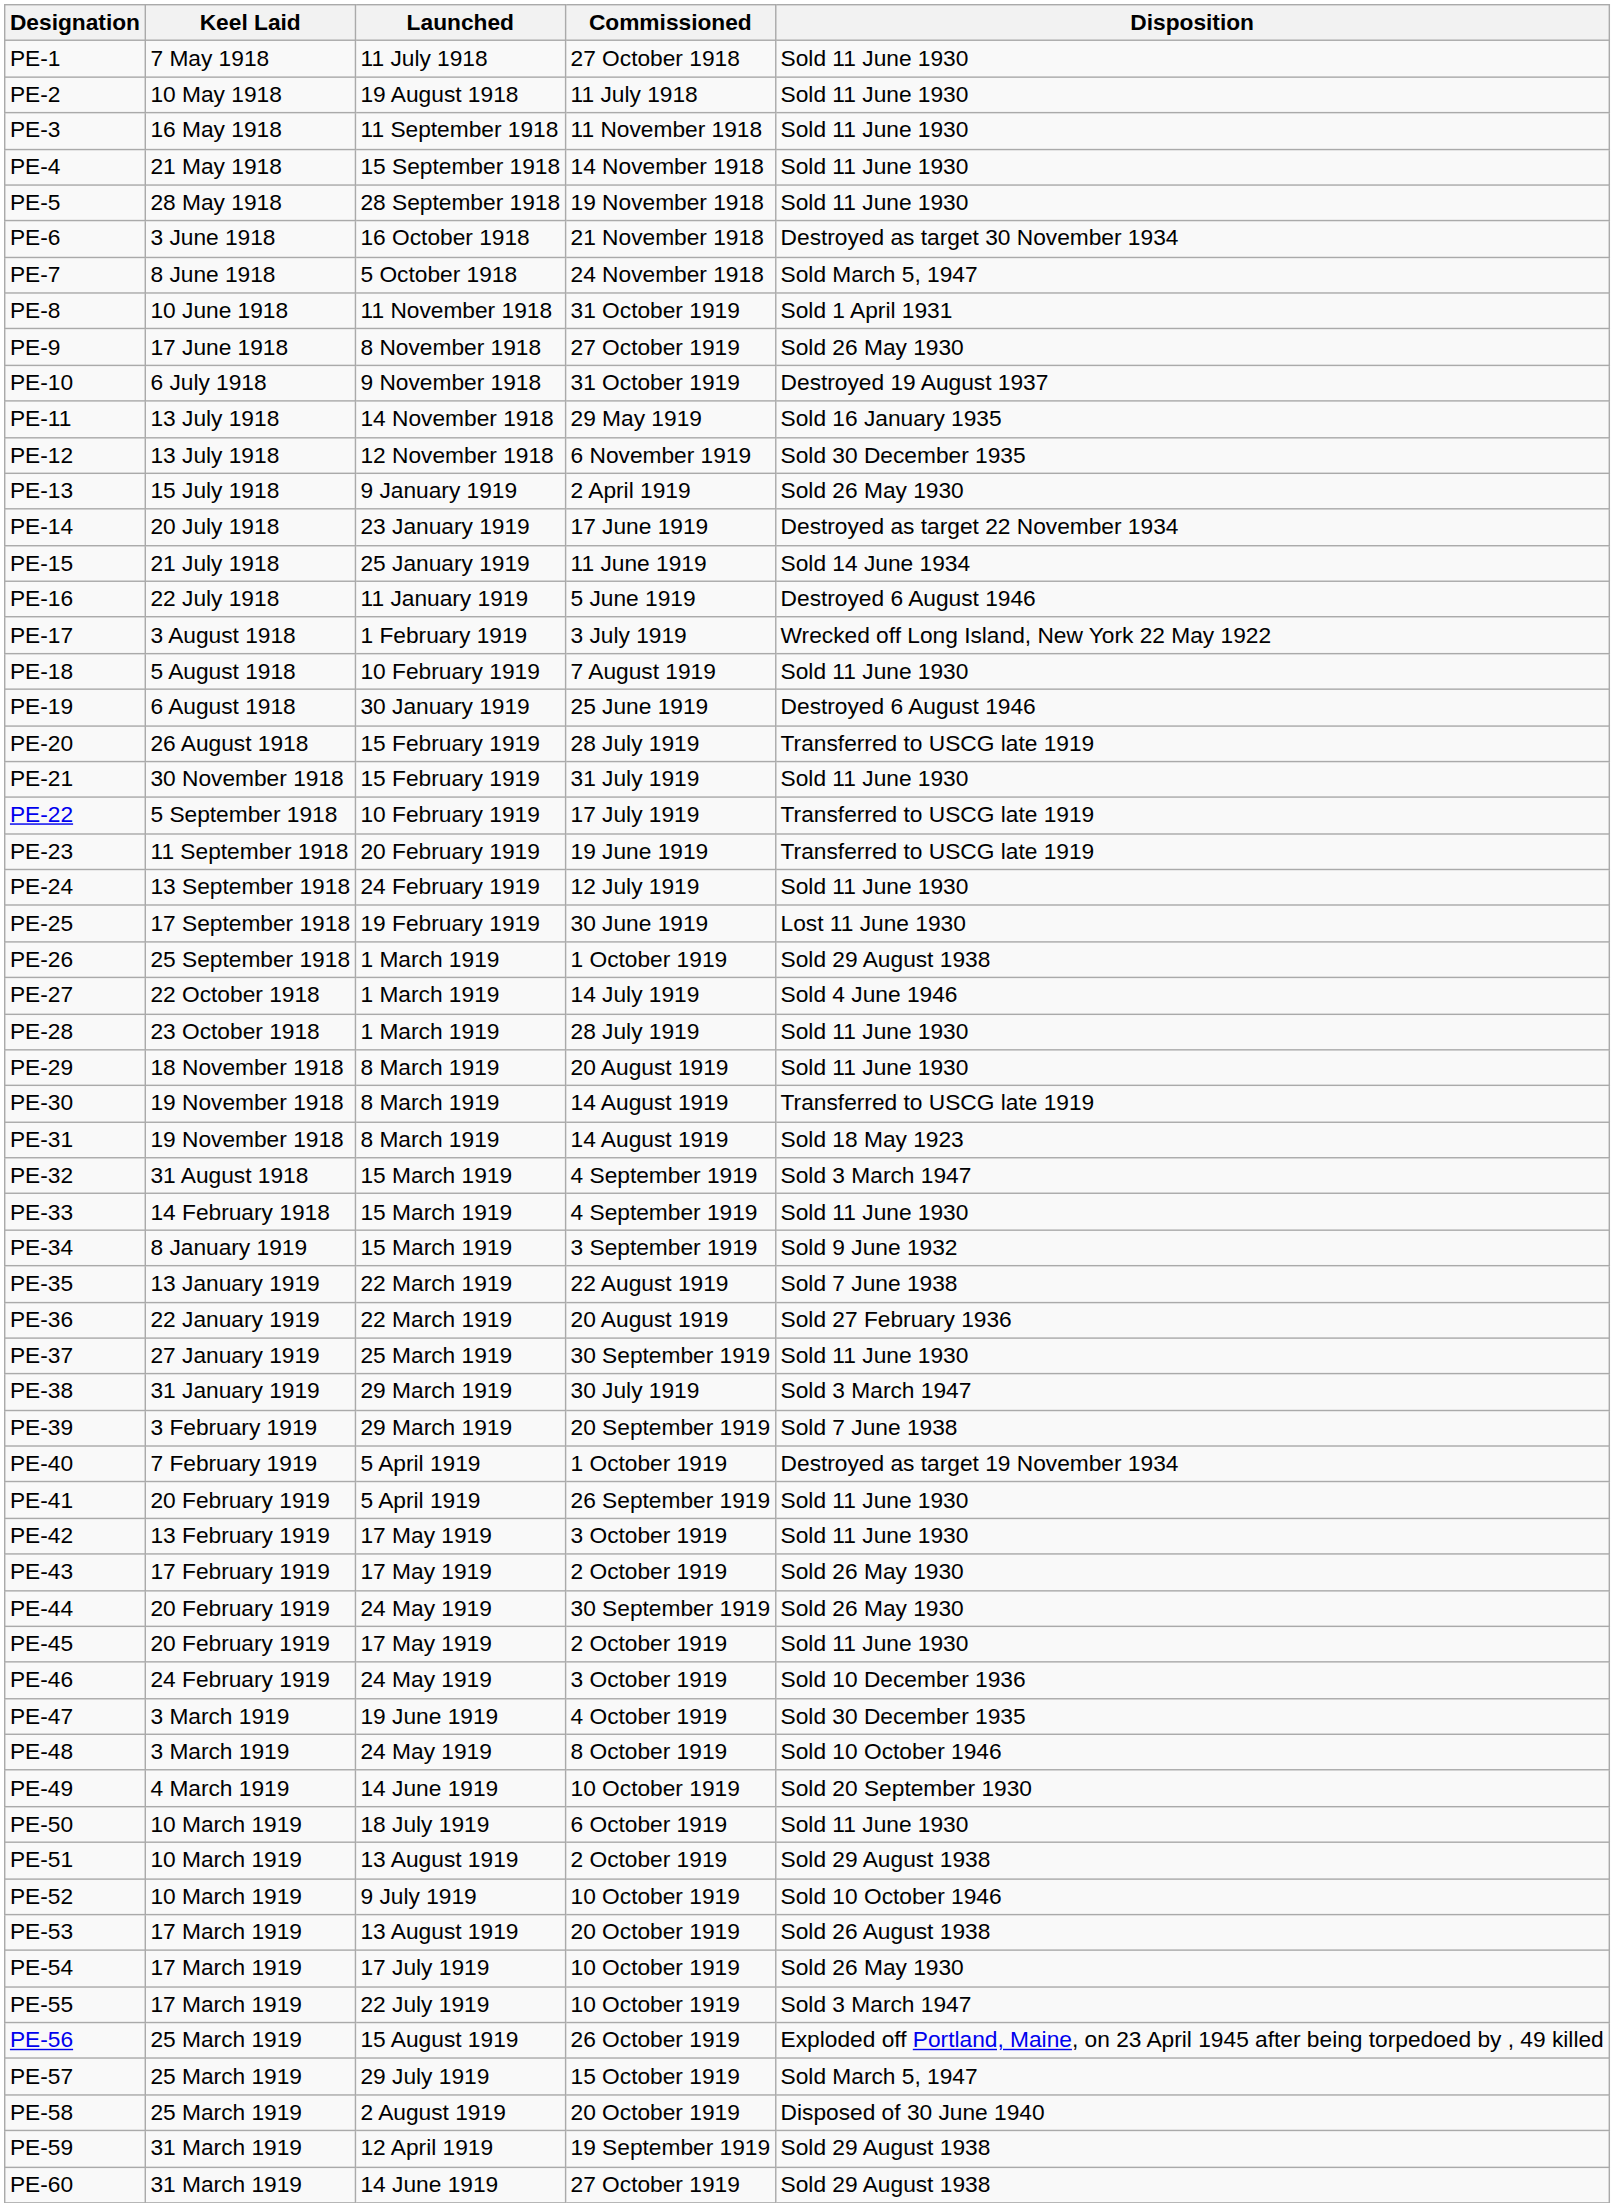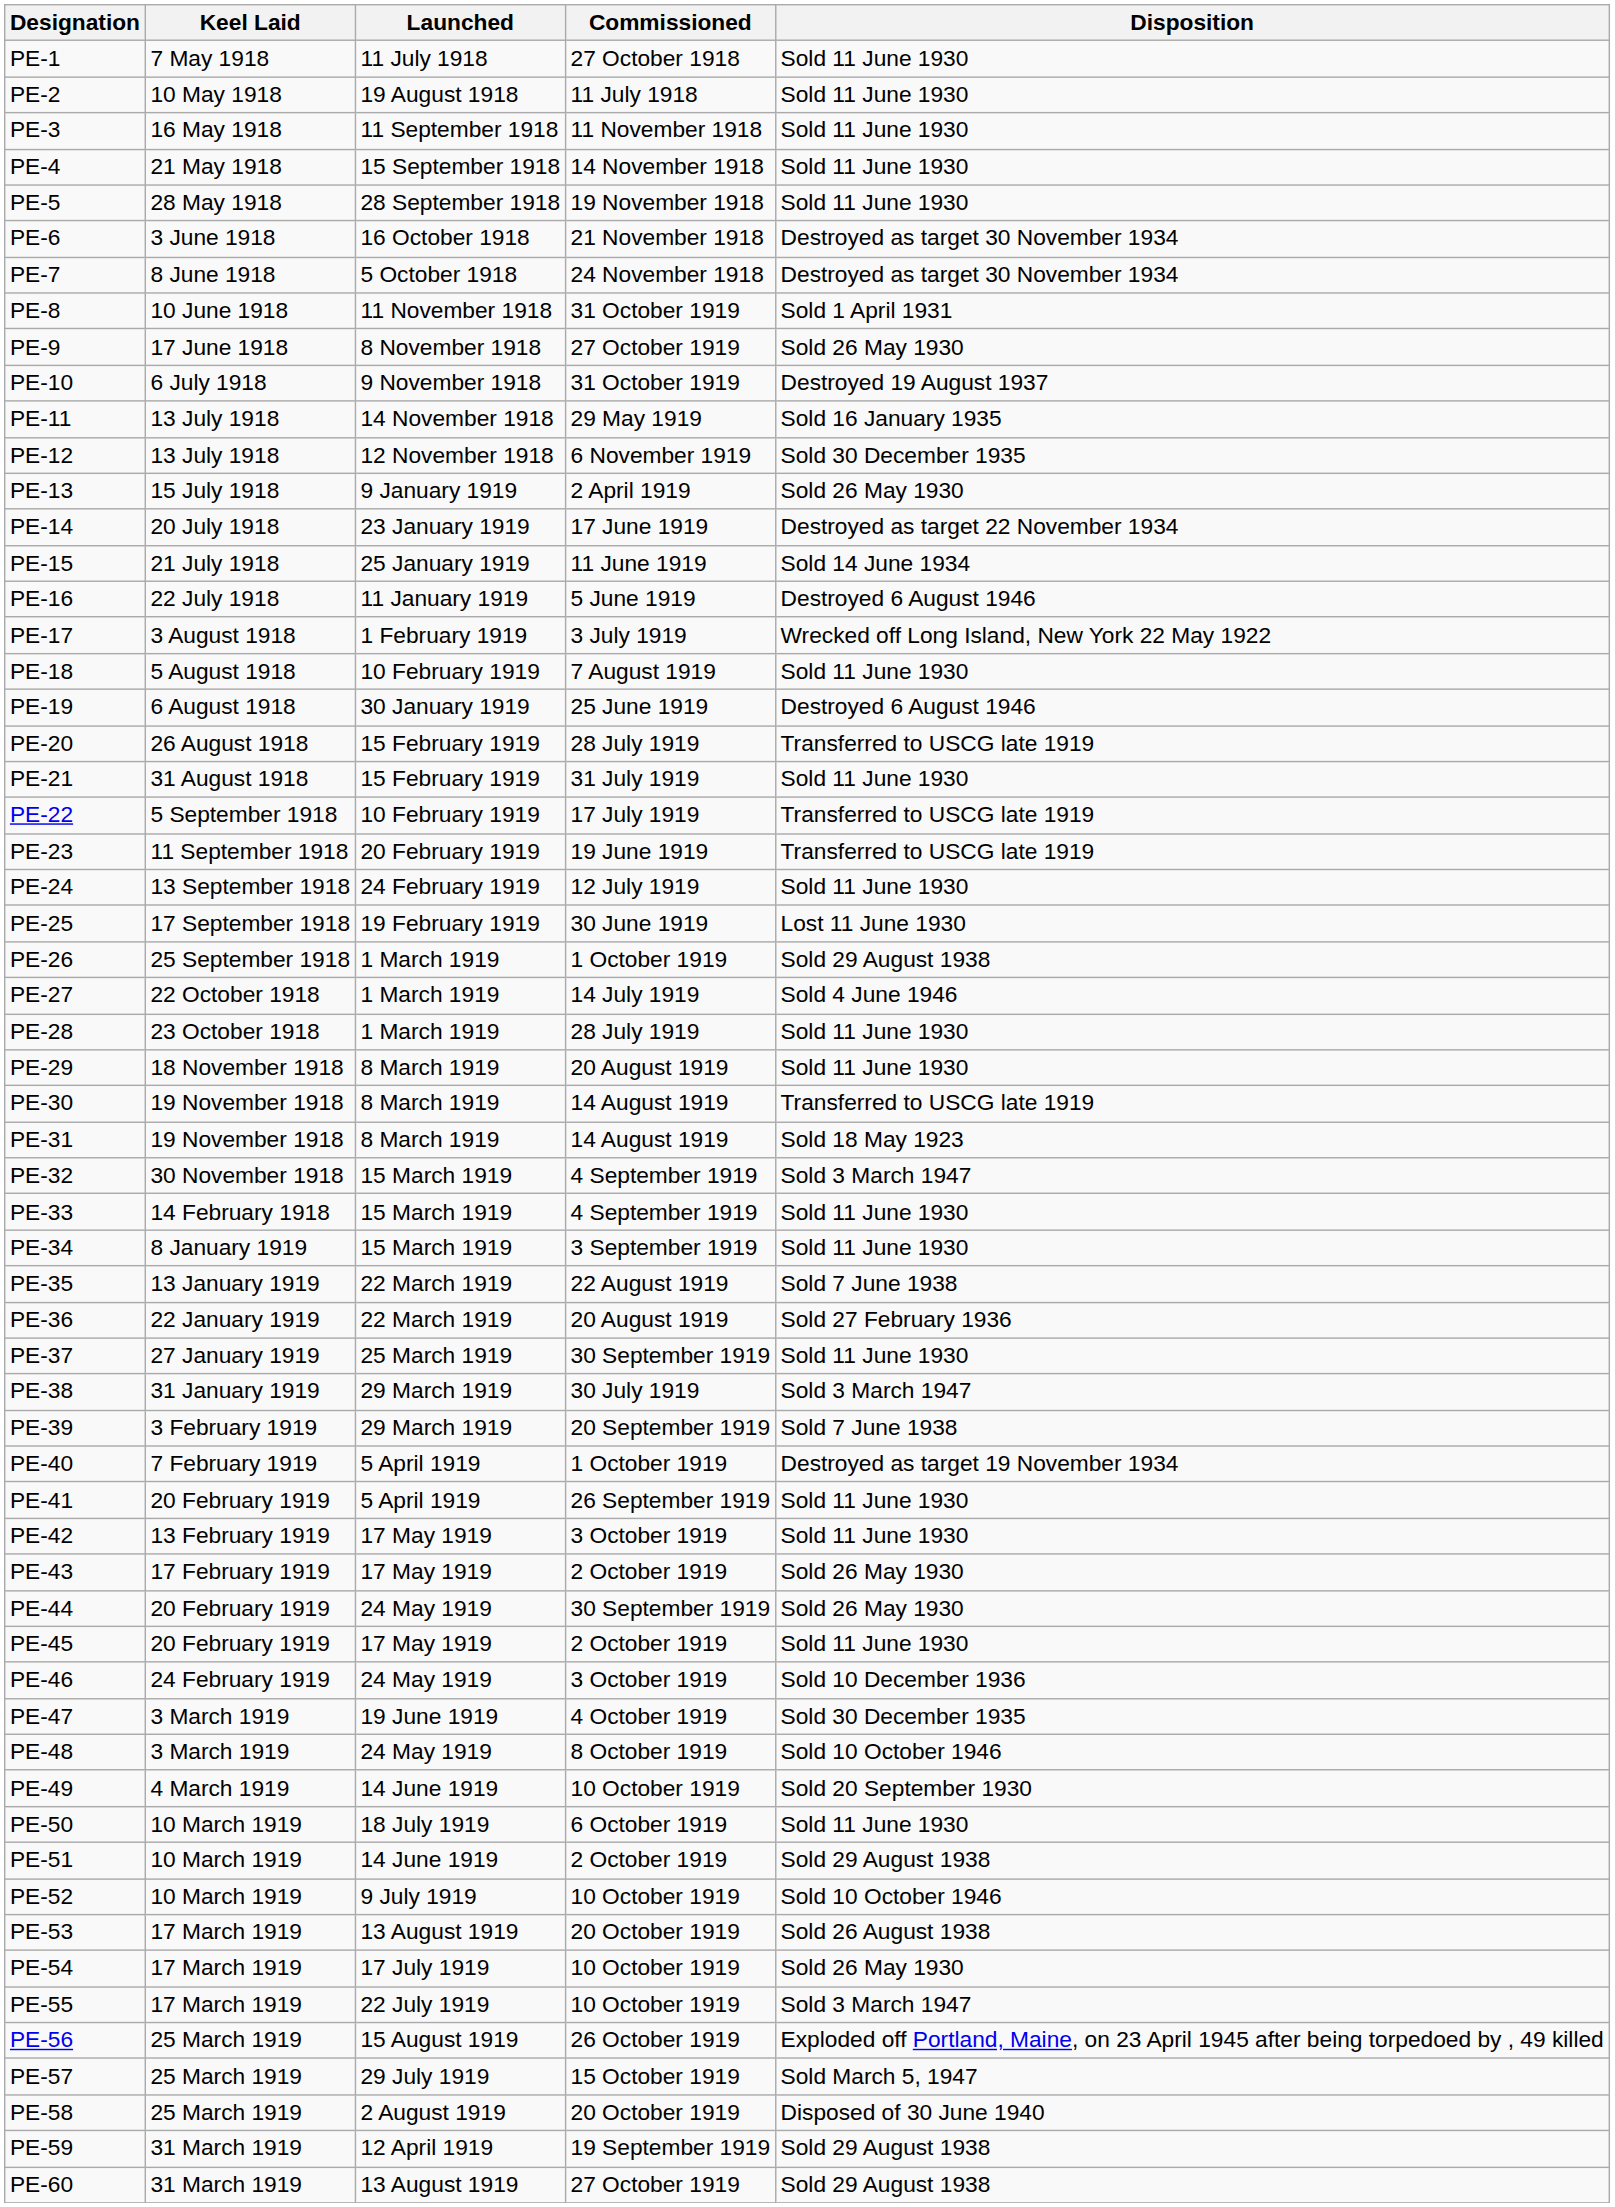(879, 274) Sold March 5, 1947 -> (979, 274) Destroyed as target 30 November 1934
(247, 779) 30 November 1918 -> (229, 779) 31 August 1918
(229, 1175) 31 August 1918 -> (247, 1175) 30 November 1918
(869, 1247) Sold 9 June 1932 -> (874, 1247) Sold 11 June 1930
(439, 1860) 13 August 1919 -> (429, 1860) 14 June 1919
(429, 2184) 14 June 1919 -> (439, 2184) 13 August 1919
